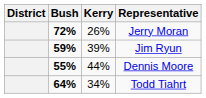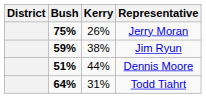(65, 31) 72% -> (65, 31) 75%
(98, 48) 39% -> (98, 48) 38%
(65, 66) 55% -> (65, 66) 51%
(98, 84) 34% -> (98, 84) 31%
